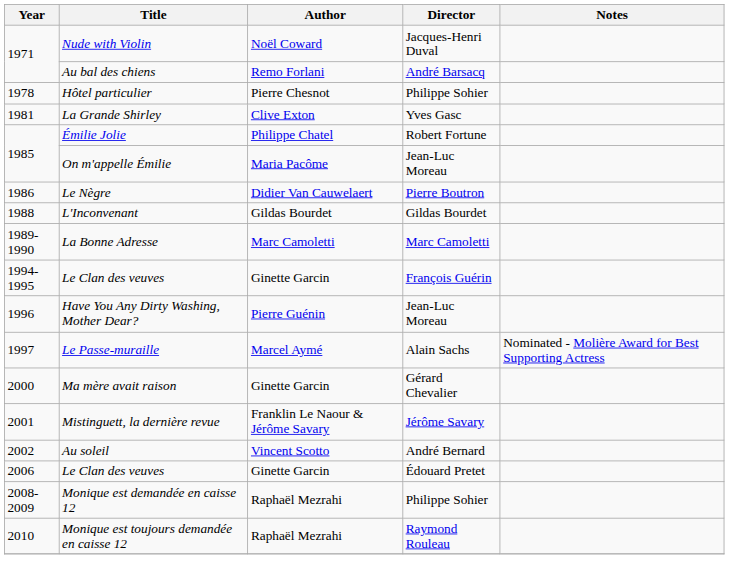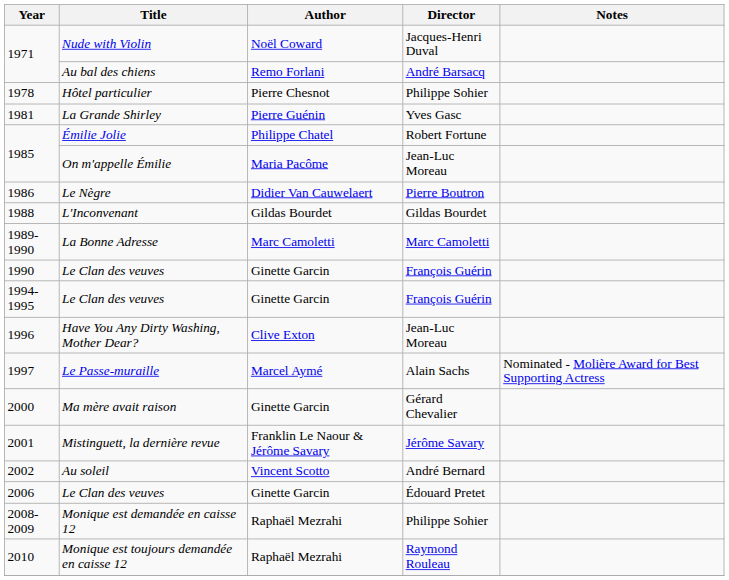(283, 114) Clive Exton -> (288, 114) Pierre Guénin
+ row: (21, 270)
(288, 313) Pierre Guénin -> (283, 334) Clive Exton
